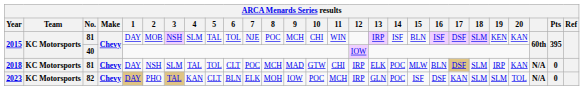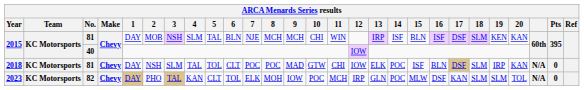(233, 38) TOL -> (233, 38) BLN
(273, 38) POC -> (273, 38) MCH
(273, 65) MCH -> (273, 65) POC
(359, 65) IRP -> (359, 65) IOW
(418, 65) MLW -> (418, 65) ISF
(233, 78) BLN -> (233, 78) TOL
(418, 78) ISF -> (418, 78) MLW
